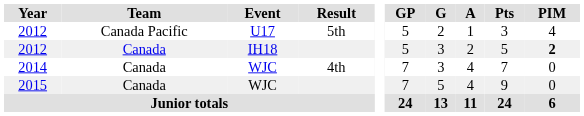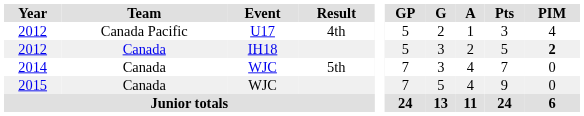(336, 31) 5th -> (336, 31) 4th
(336, 67) 4th -> (336, 67) 5th
